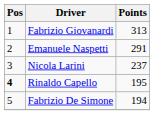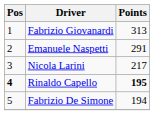(139, 65) 237 -> (139, 65) 217
(139, 82) normal -> (139, 82) bold
